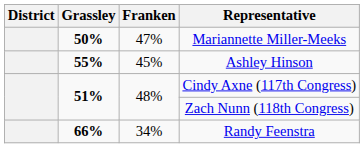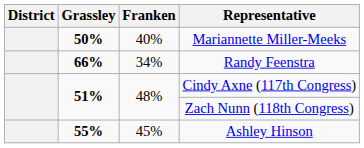(149, 39) 47% -> (149, 39) 40%
rows swapped: (269, 62) <-> (269, 131)
